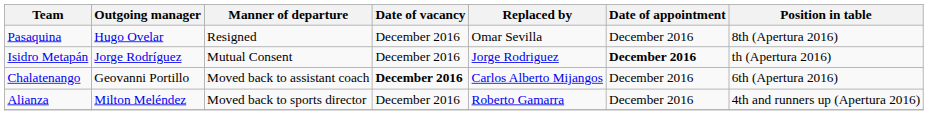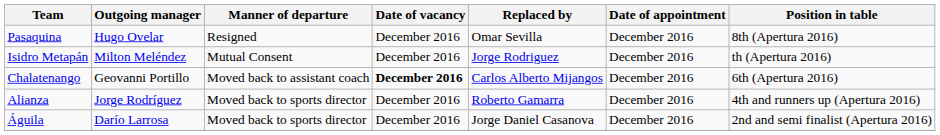(138, 57) Jorge Rodríguez -> (140, 57) Milton Meléndez
(653, 57) bold -> (651, 57) normal
(140, 99) Milton Meléndez -> (138, 99) Jorge Rodríguez
+ row: (26, 120)
